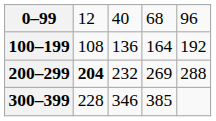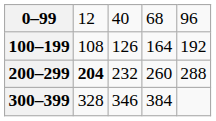(125, 45) 136 -> (125, 45) 126
(159, 73) 269 -> (159, 73) 260
(91, 101) 228 -> (91, 101) 328
(159, 101) 385 -> (159, 101) 384
